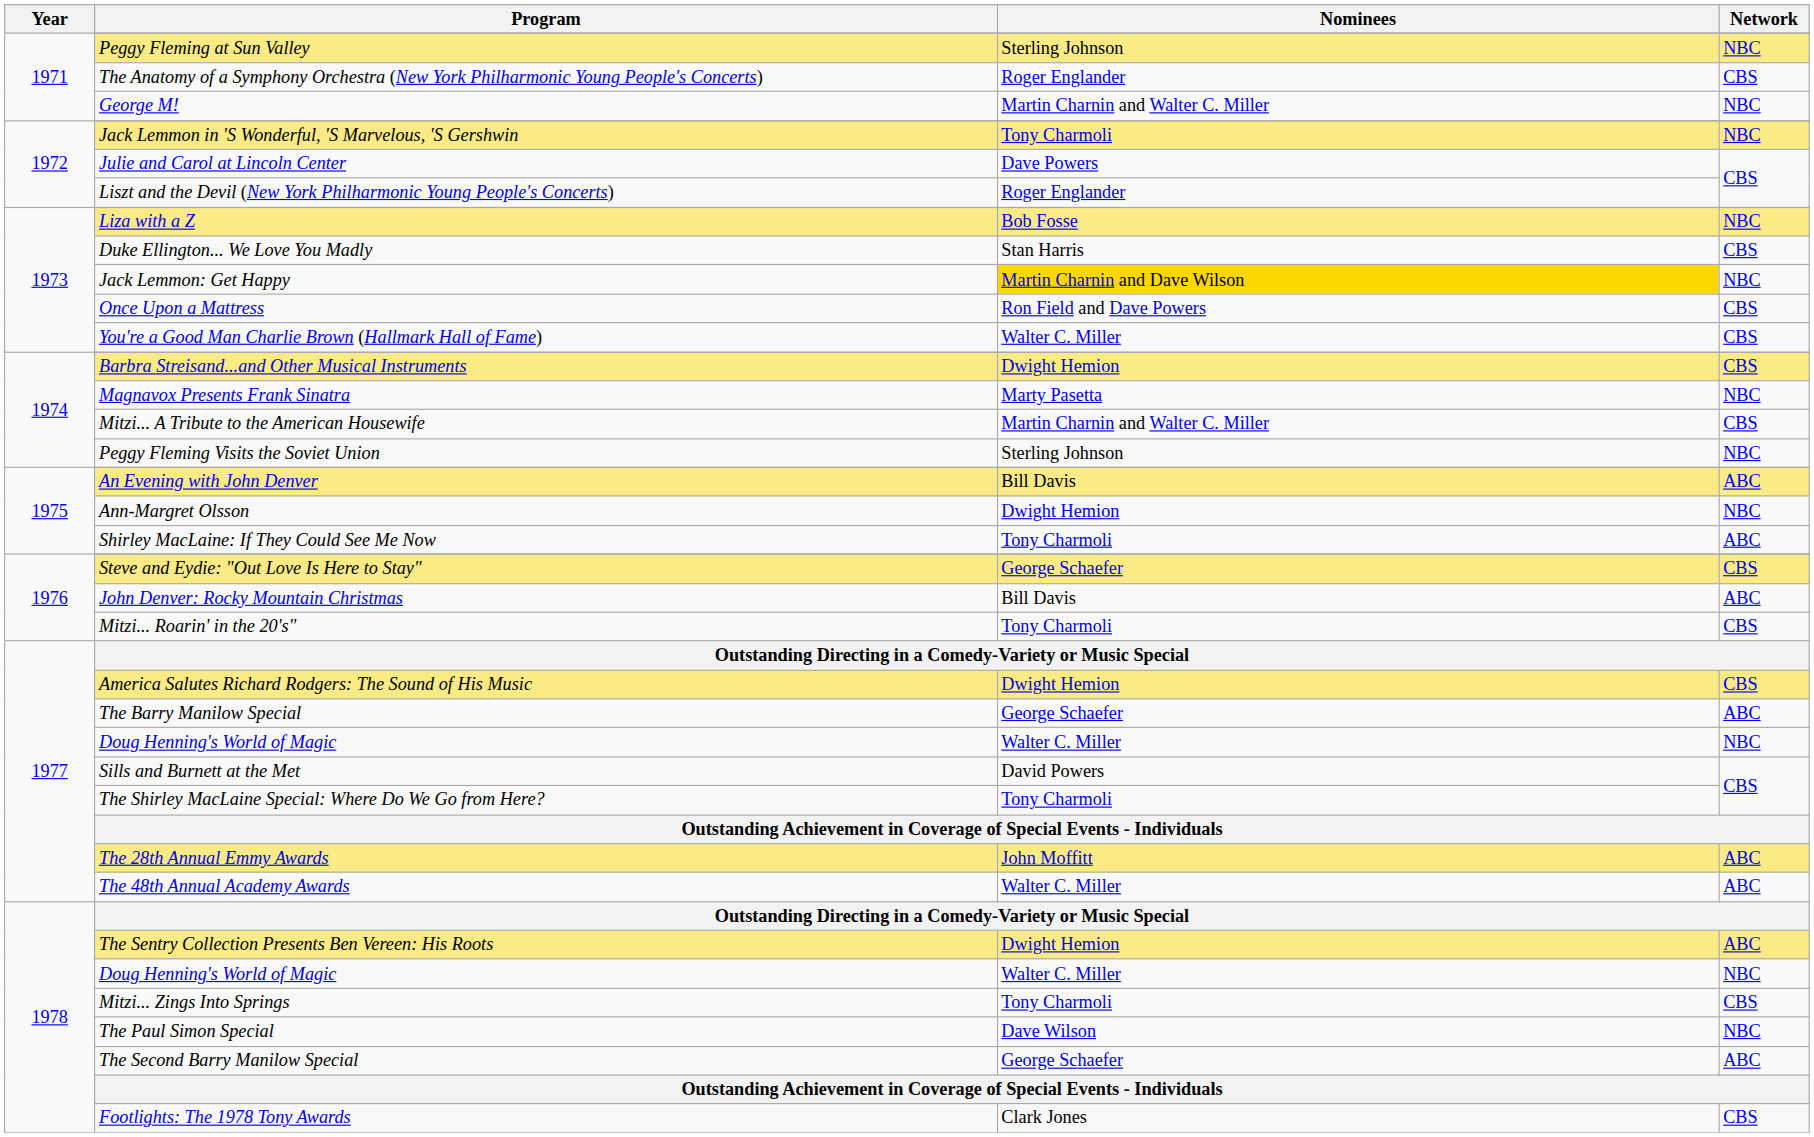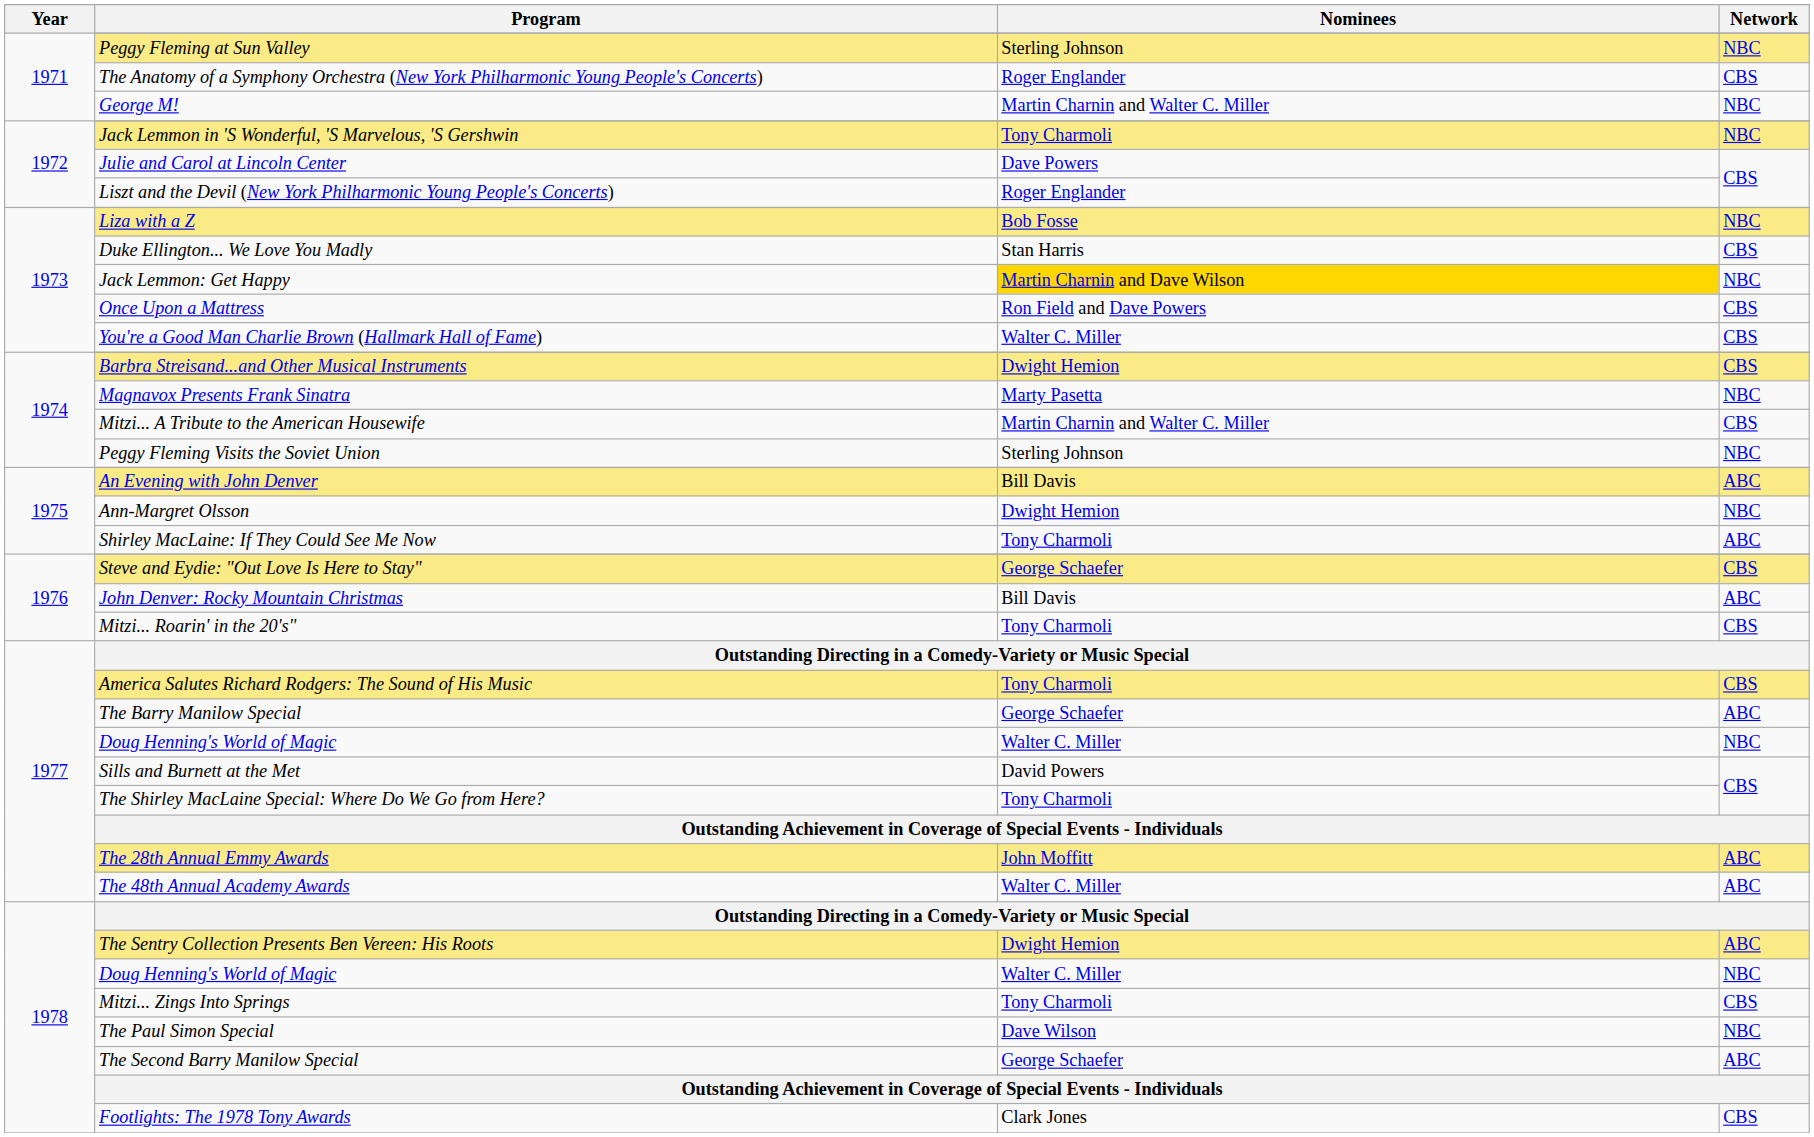(1060, 684) Dwight Hemion -> (1057, 684) Tony Charmoli
